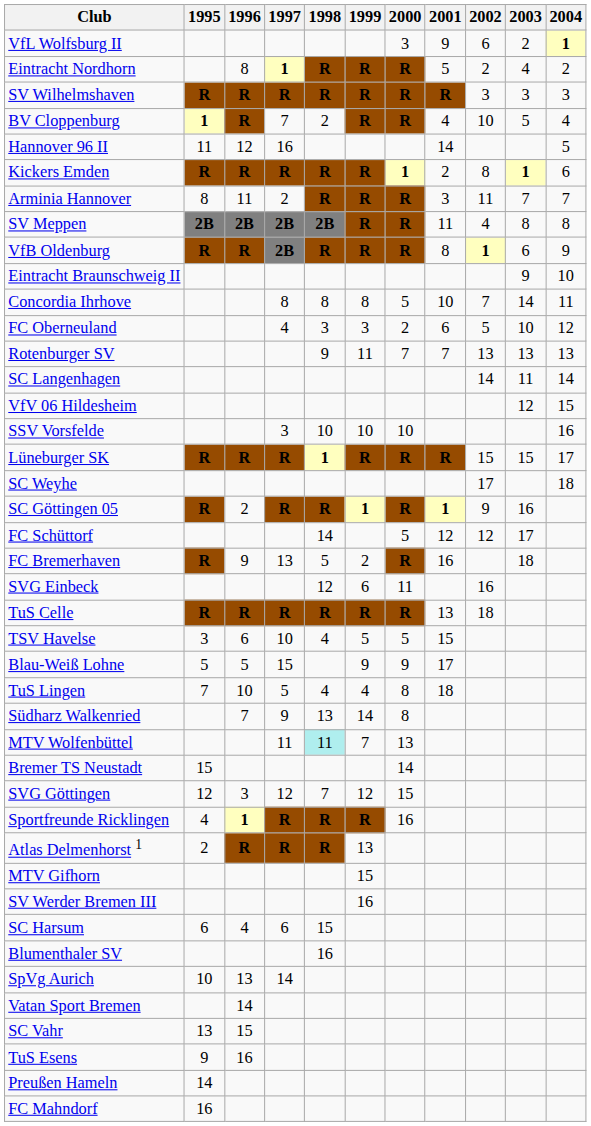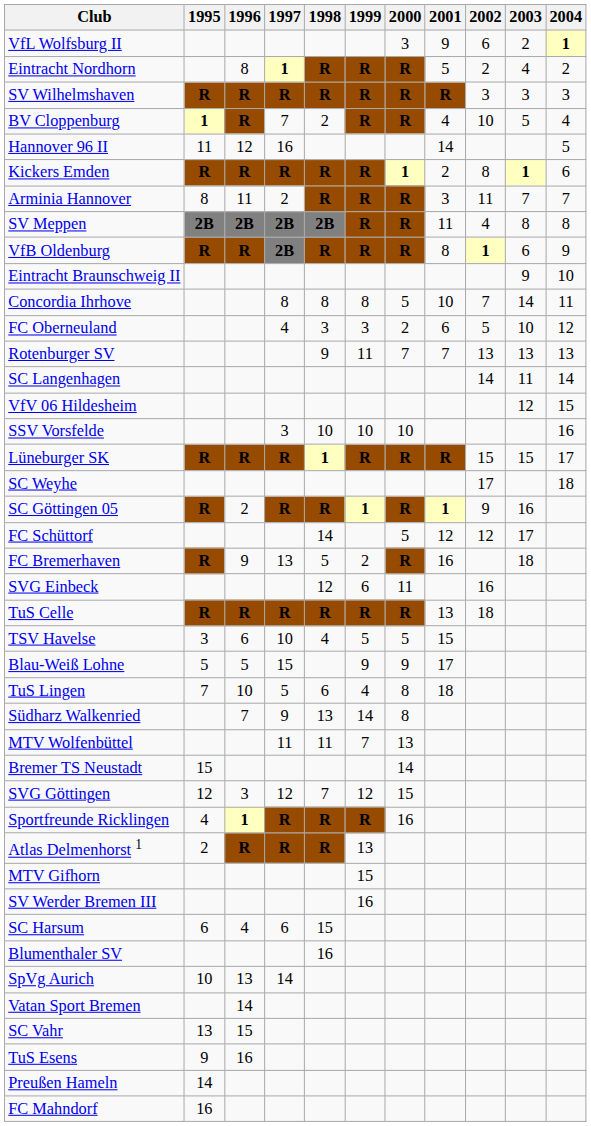(325, 690) 4 -> (325, 690) 6
(325, 742) paleturquoise background -> (325, 742) no background
